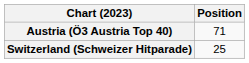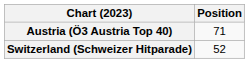(220, 49) 25 -> (220, 49) 52
